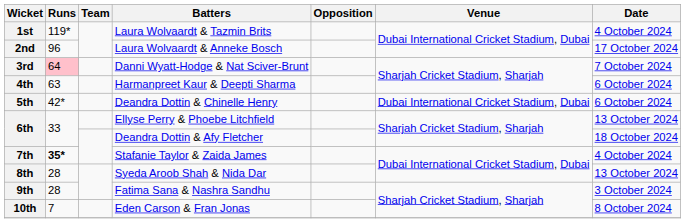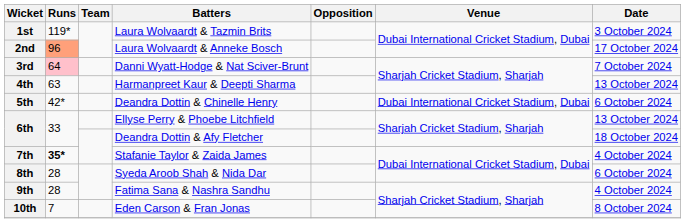(633, 31) 4 October 2024 -> (633, 31) 3 October 2024
(54, 48) no background -> (54, 48) lightsalmon background
(633, 84) 6 October 2024 -> (636, 84) 13 October 2024
(636, 173) 13 October 2024 -> (633, 173) 6 October 2024
(633, 191) 3 October 2024 -> (633, 191) 4 October 2024
